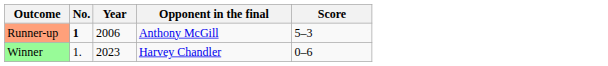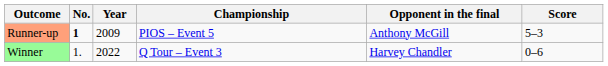+ column: (251, 14)
(108, 33) 2006 -> (108, 33) 2009
(108, 52) 2023 -> (108, 52) 2022
